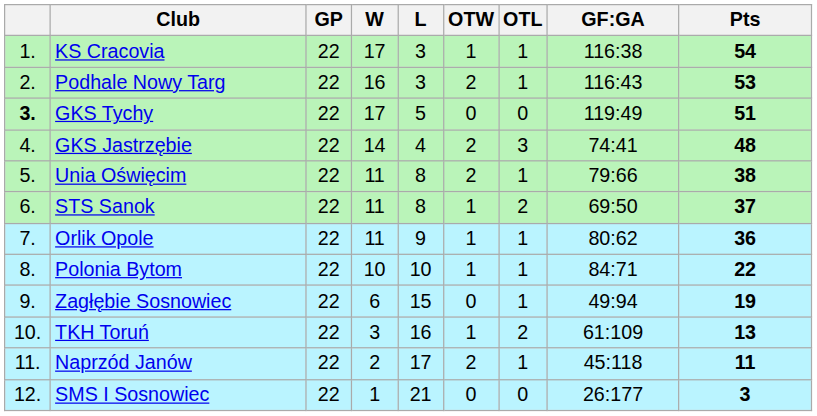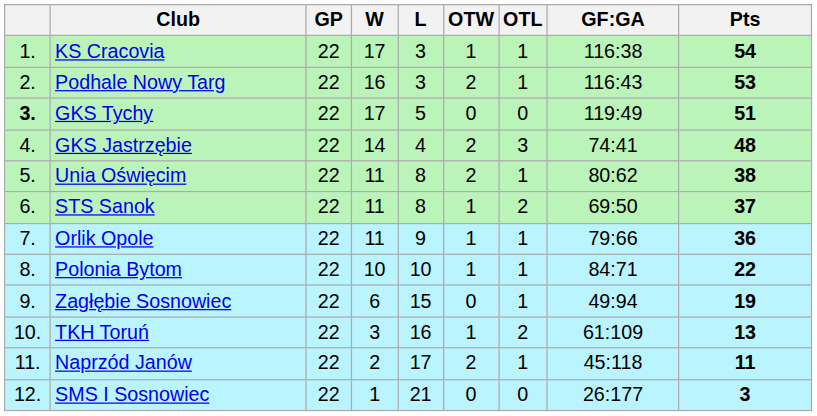(613, 176) 79:66 -> (613, 176) 80:62
(613, 238) 80:62 -> (613, 238) 79:66
